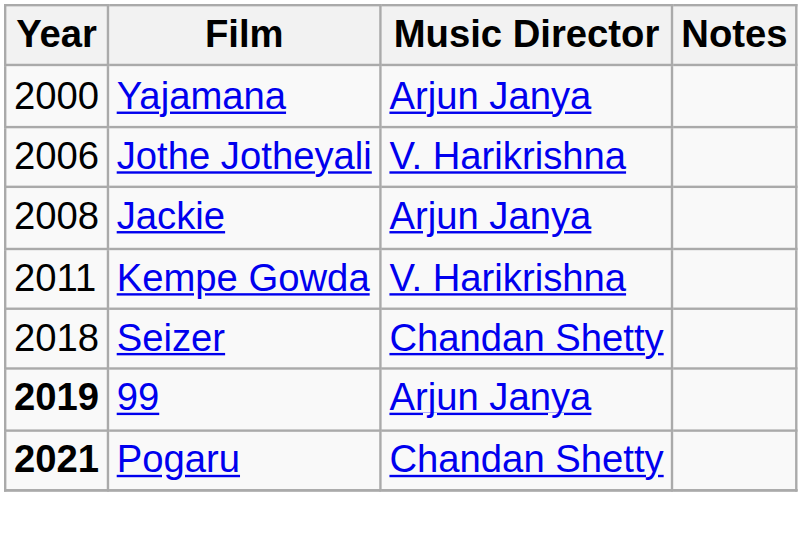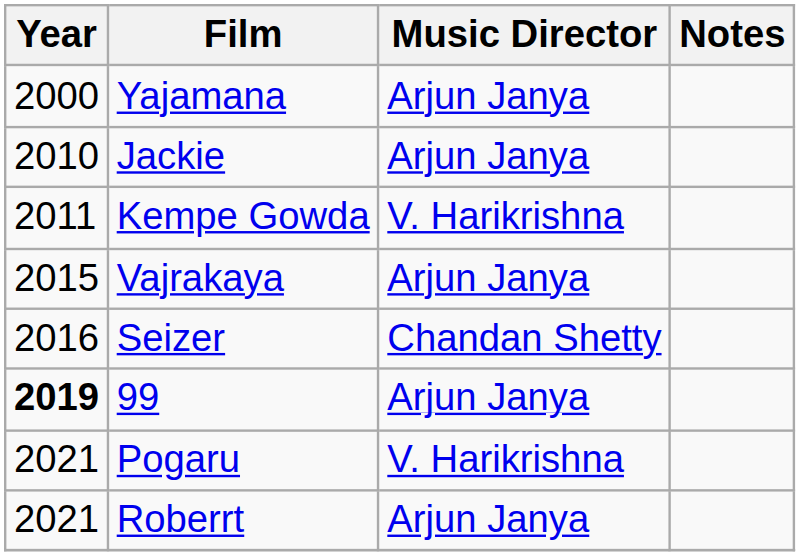- row: (244, 156)
(57, 216) 2008 -> (57, 156) 2010
+ row: (200, 277)
(57, 338) 2018 -> (57, 338) 2016
(57, 459) bold -> (57, 459) normal
(527, 459) Chandan Shetty -> (506, 459) V. Harikrishna
+ row: (180, 519)
